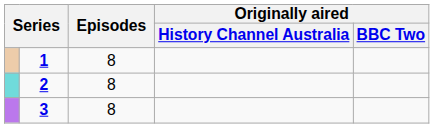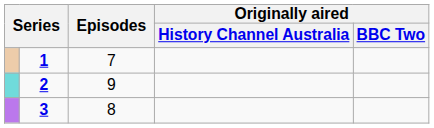(111, 60) 8 -> (111, 60) 7
(111, 85) 8 -> (111, 85) 9
